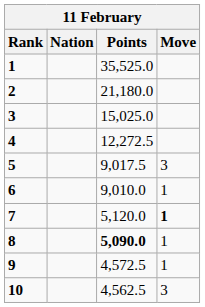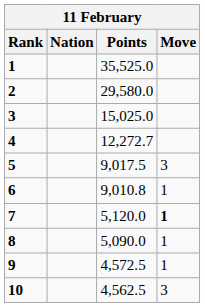(127, 91) 21,180.0 -> (127, 91) 29,580.0
(127, 141) 12,272.5 -> (127, 141) 12,272.7
(123, 190) 9,010.0 -> (123, 190) 9,010.8
(123, 240) bold -> (123, 240) normal
